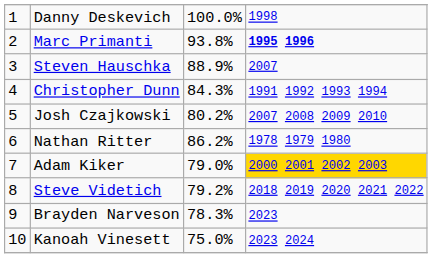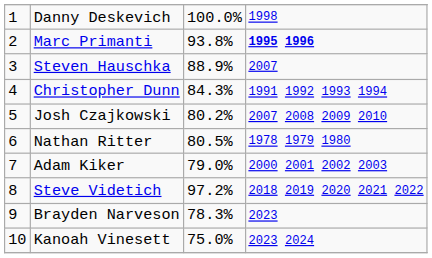(210, 141) 86.2% -> (210, 141) 80.5%
(318, 166) gold background -> (318, 166) no background
(210, 191) 79.2% -> (210, 191) 97.2%
